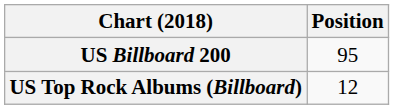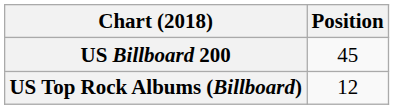(348, 54) 95 -> (348, 54) 45
